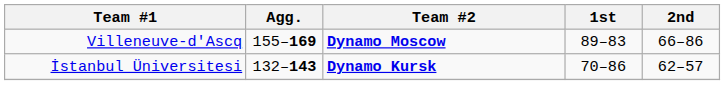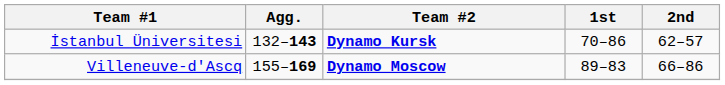rows swapped: (165, 42) <-> (146, 67)
